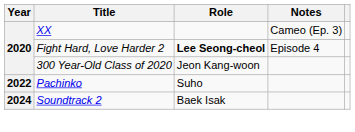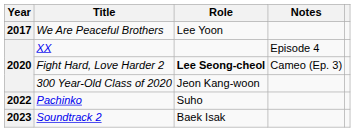+ row: (100, 30)
(306, 30) Cameo (Ep. 3) -> (295, 48) Episode 4
(295, 48) Episode 4 -> (306, 65) Cameo (Ep. 3)
(19, 100) 2024 -> (19, 118) 2023
